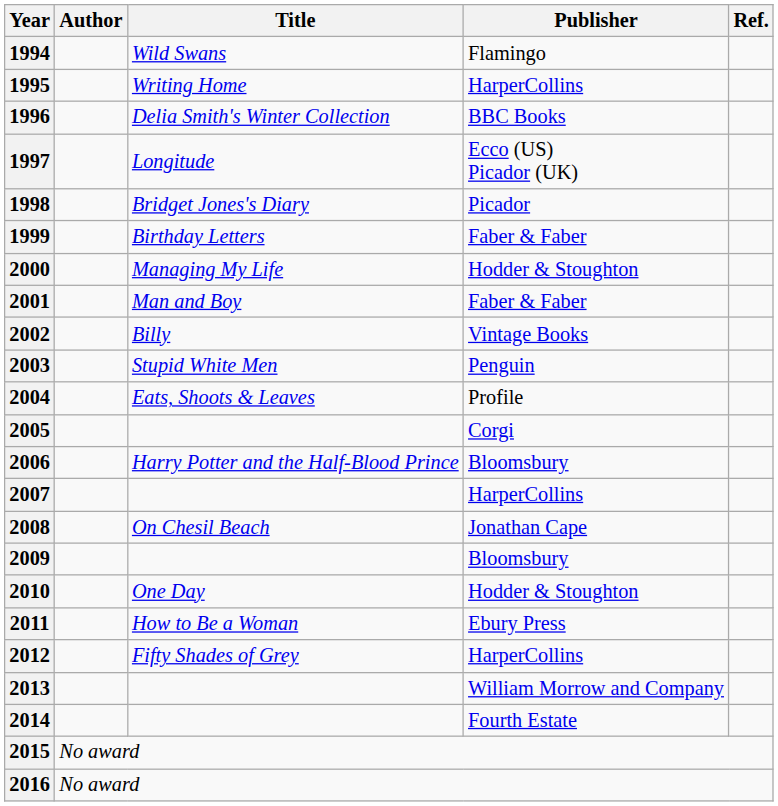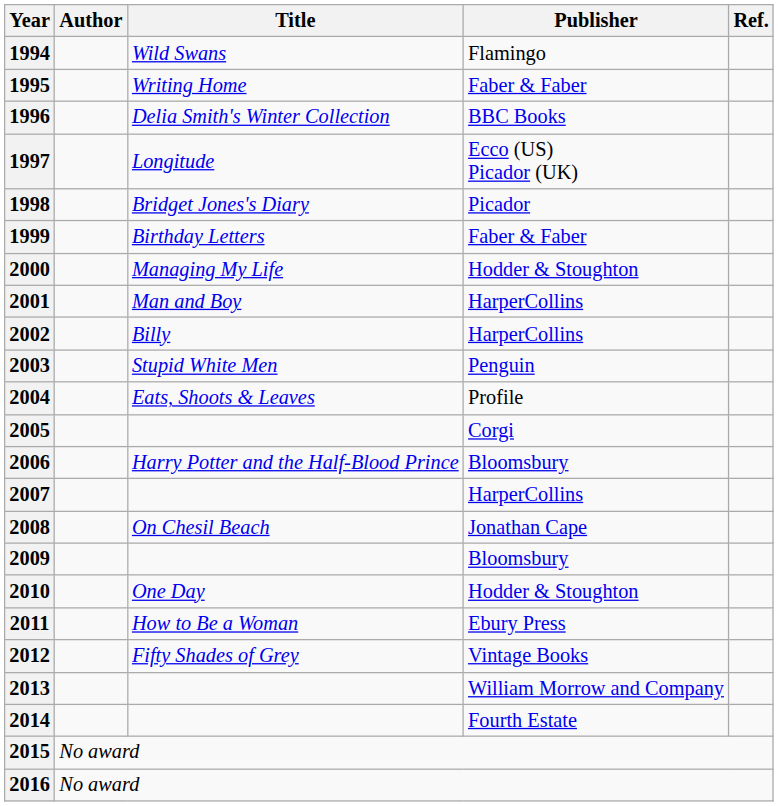(526, 85) HarperCollins -> (527, 85) Faber & Faber
(527, 301) Faber & Faber -> (526, 301) HarperCollins
(528, 333) Vintage Books -> (526, 333) HarperCollins
(526, 655) HarperCollins -> (528, 655) Vintage Books
